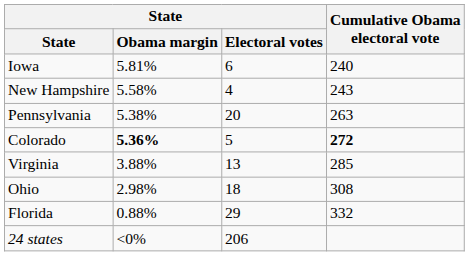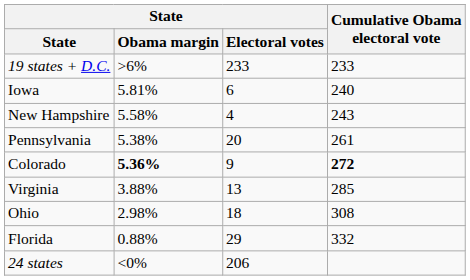+ row: (59, 66)
(342, 115) 263 -> (343, 139) 261
(229, 139) 5 -> (230, 164) 9
